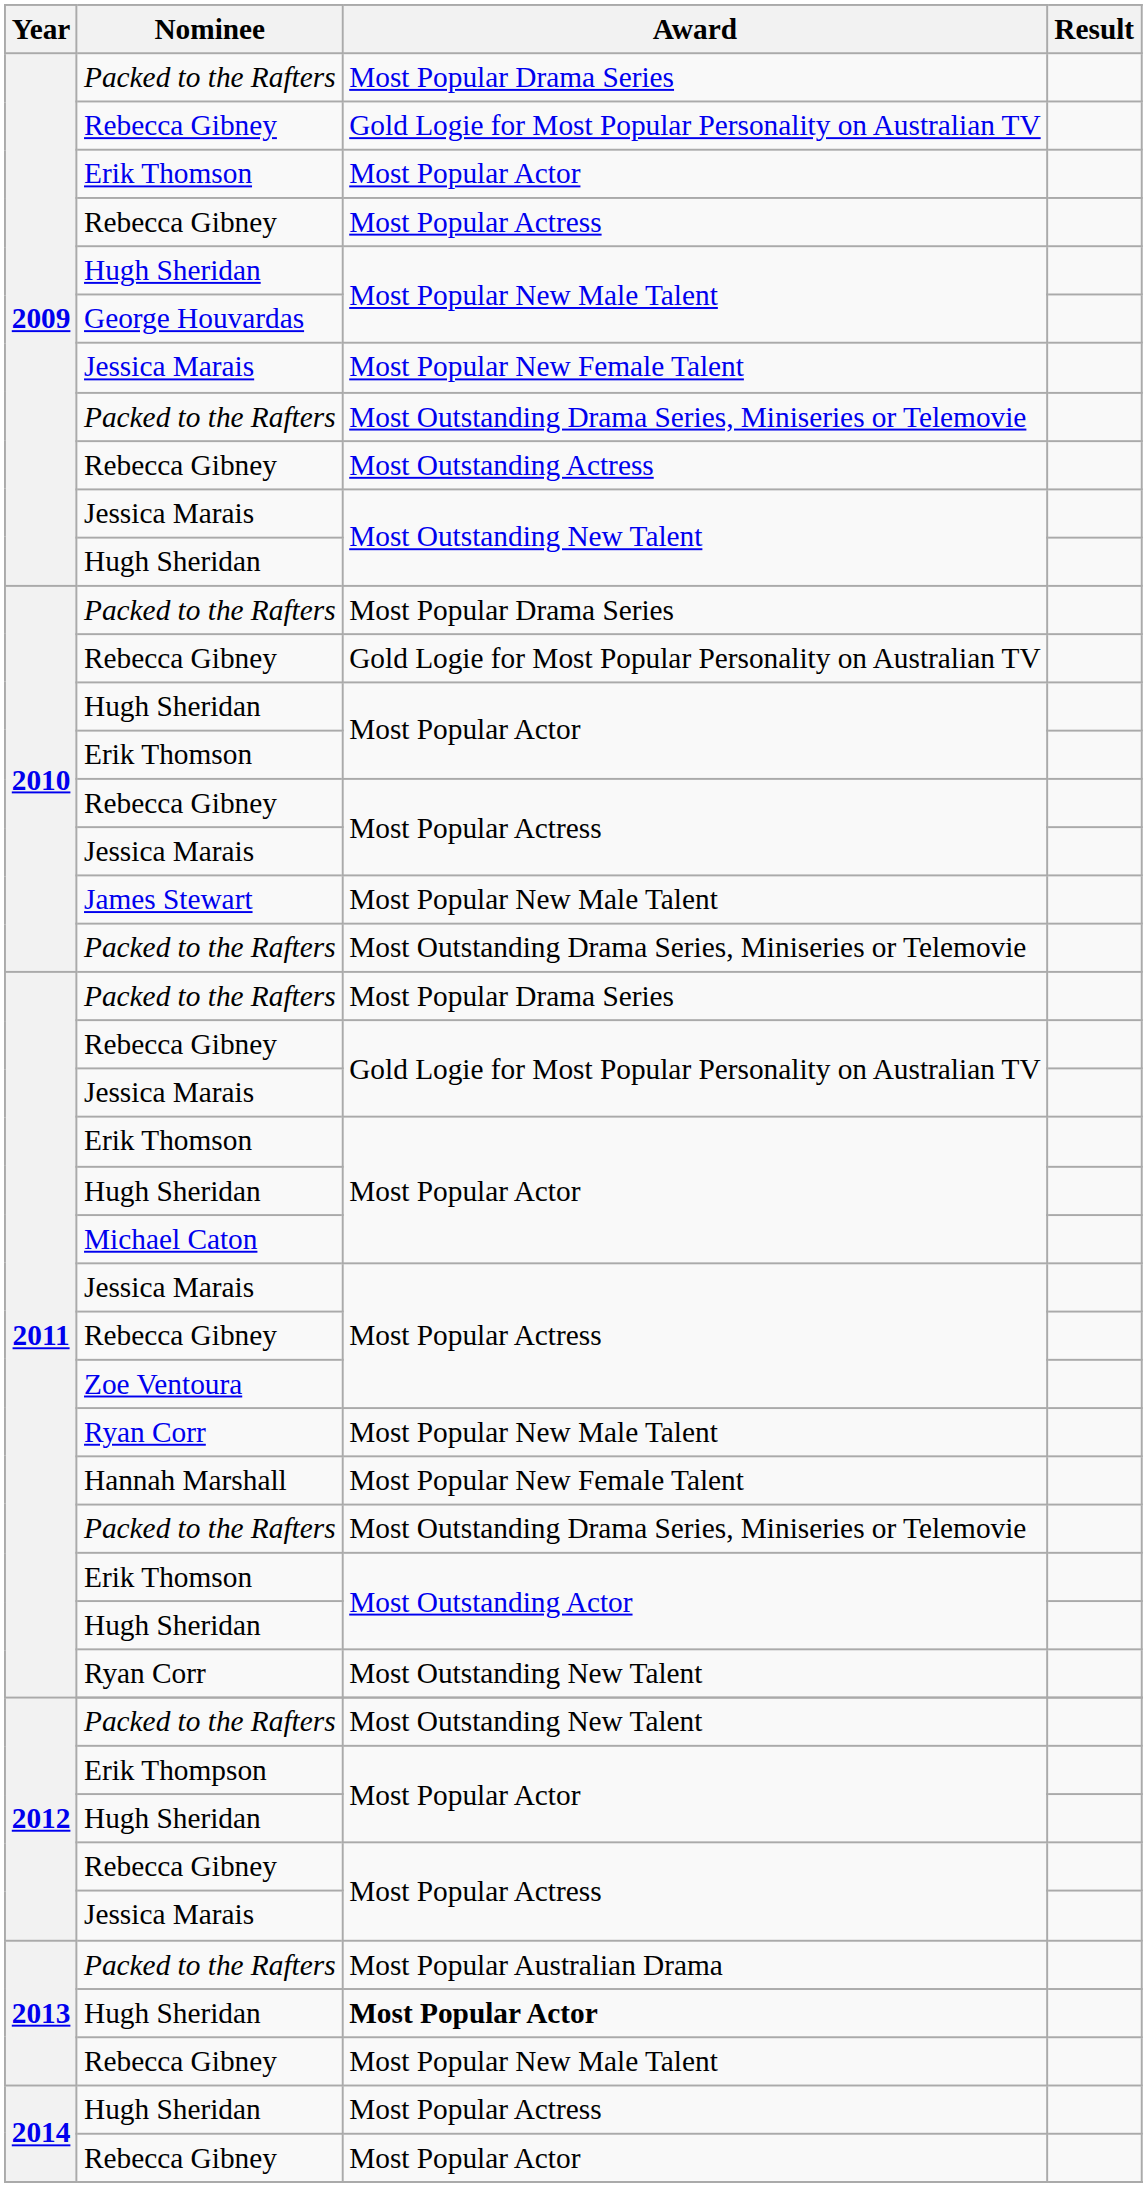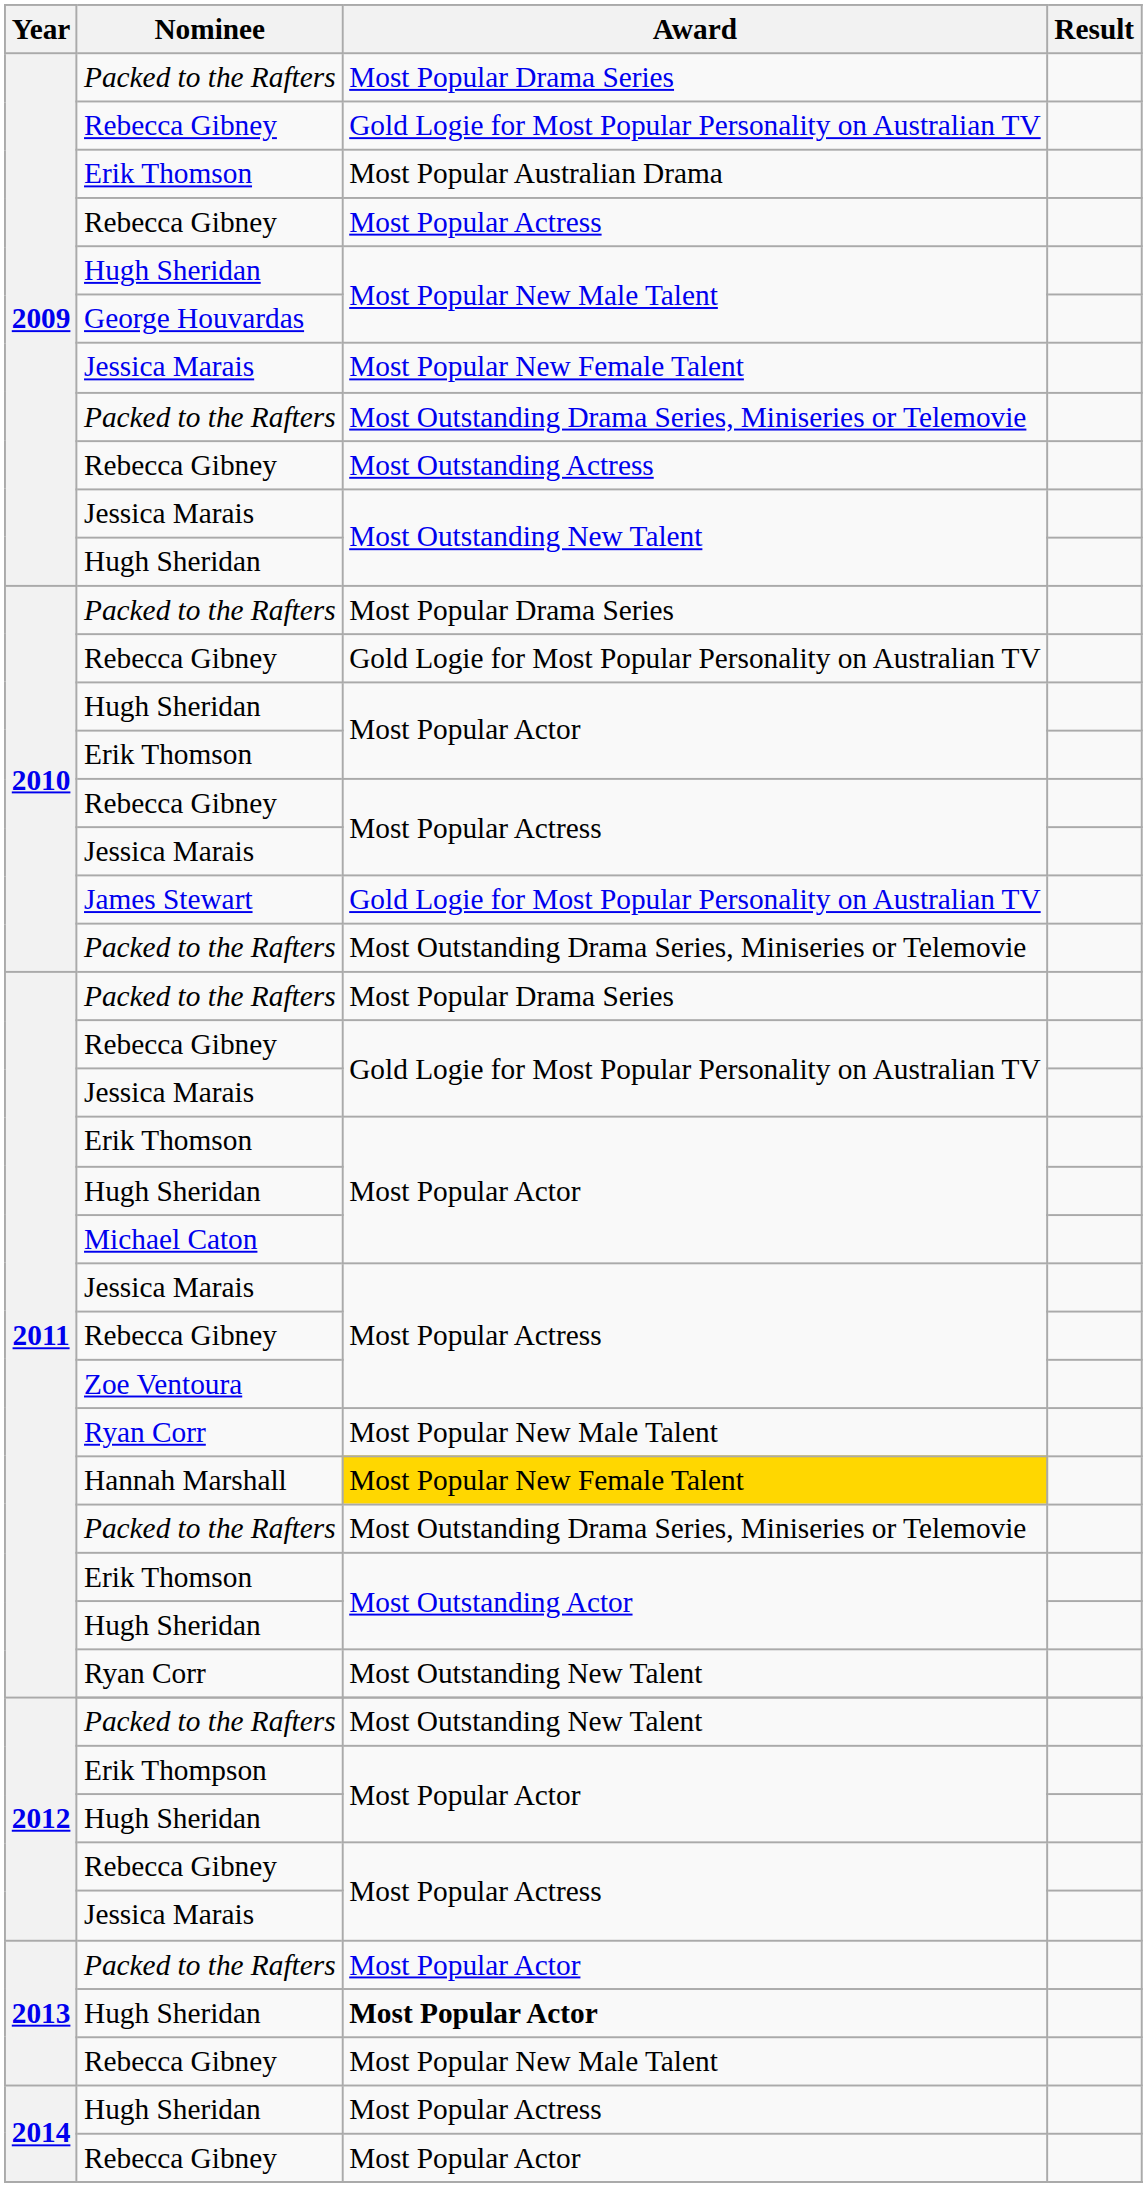(465, 173) Most Popular Actor -> (536, 173) Most Popular Australian Drama
(534, 899) Most Popular New Male Talent -> (695, 899) Gold Logie for Most Popular Personality on Australian TV
(547, 1479) no background -> (547, 1479) gold background
(536, 1963) Most Popular Australian Drama -> (465, 1963) Most Popular Actor
